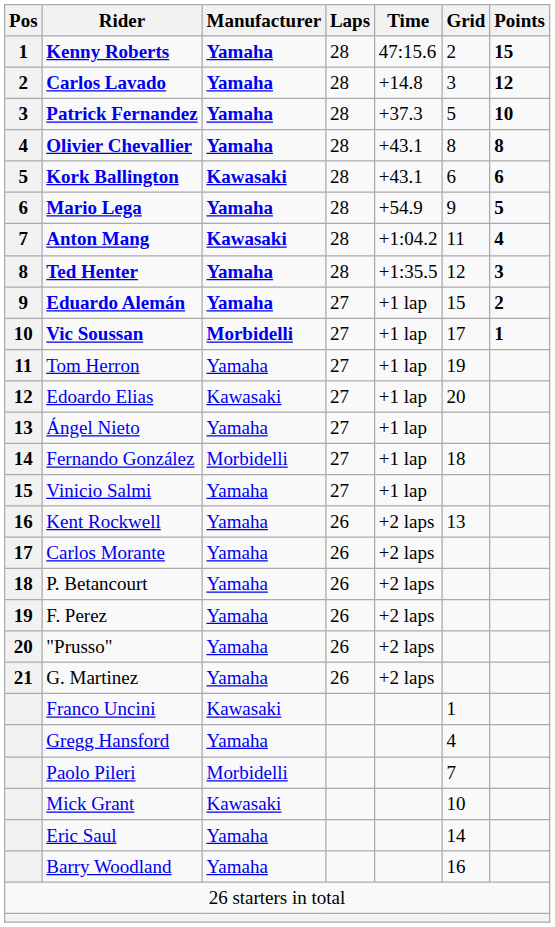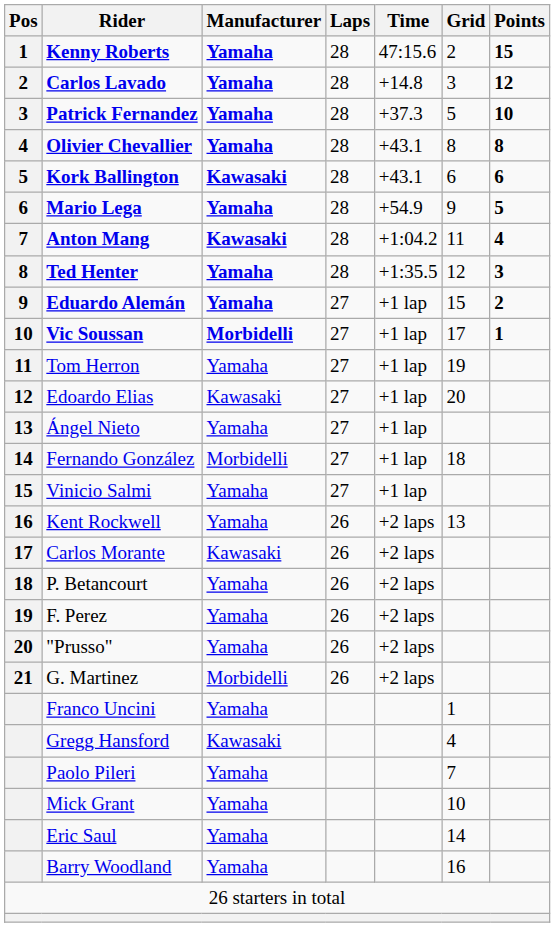(237, 552) Yamaha -> (244, 552) Kawasaki
(237, 678) Yamaha -> (247, 678) Morbidelli
(244, 709) Kawasaki -> (237, 709) Yamaha
(237, 740) Yamaha -> (244, 740) Kawasaki
(247, 772) Morbidelli -> (237, 772) Yamaha
(244, 803) Kawasaki -> (237, 803) Yamaha
